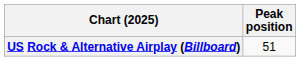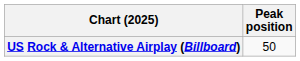(269, 46) 51 -> (269, 46) 50
